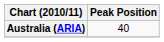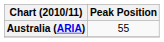(123, 28) 40 -> (123, 28) 55
